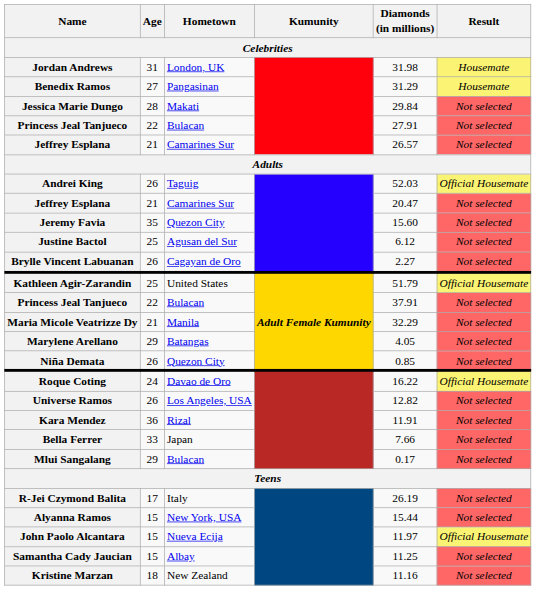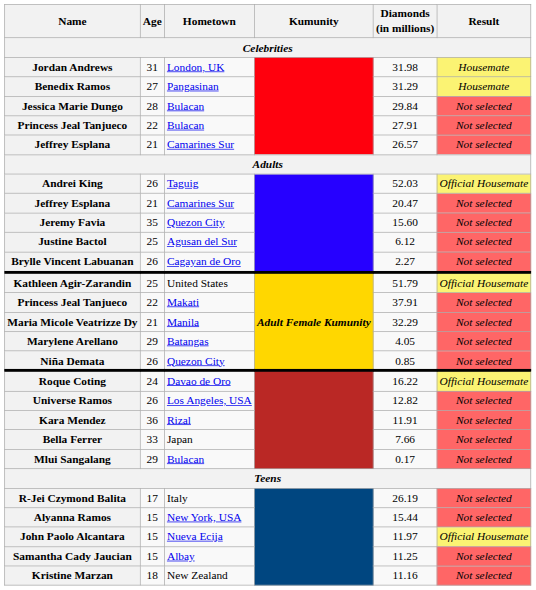(183, 106) Makati -> (186, 106) Bulacan
(186, 302) Bulacan -> (183, 302) Makati
